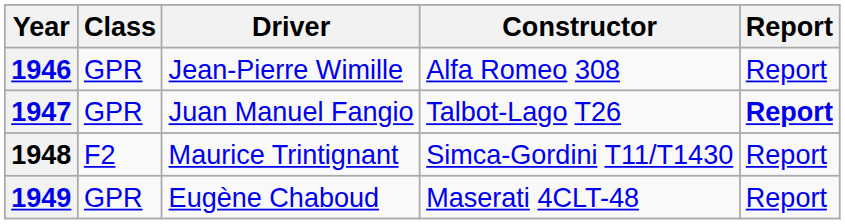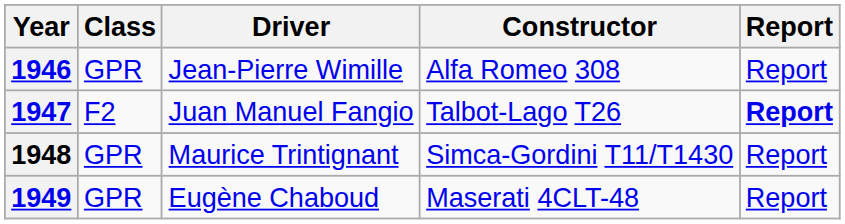(113, 112) GPR -> (100, 112) F2
(100, 155) F2 -> (113, 155) GPR
